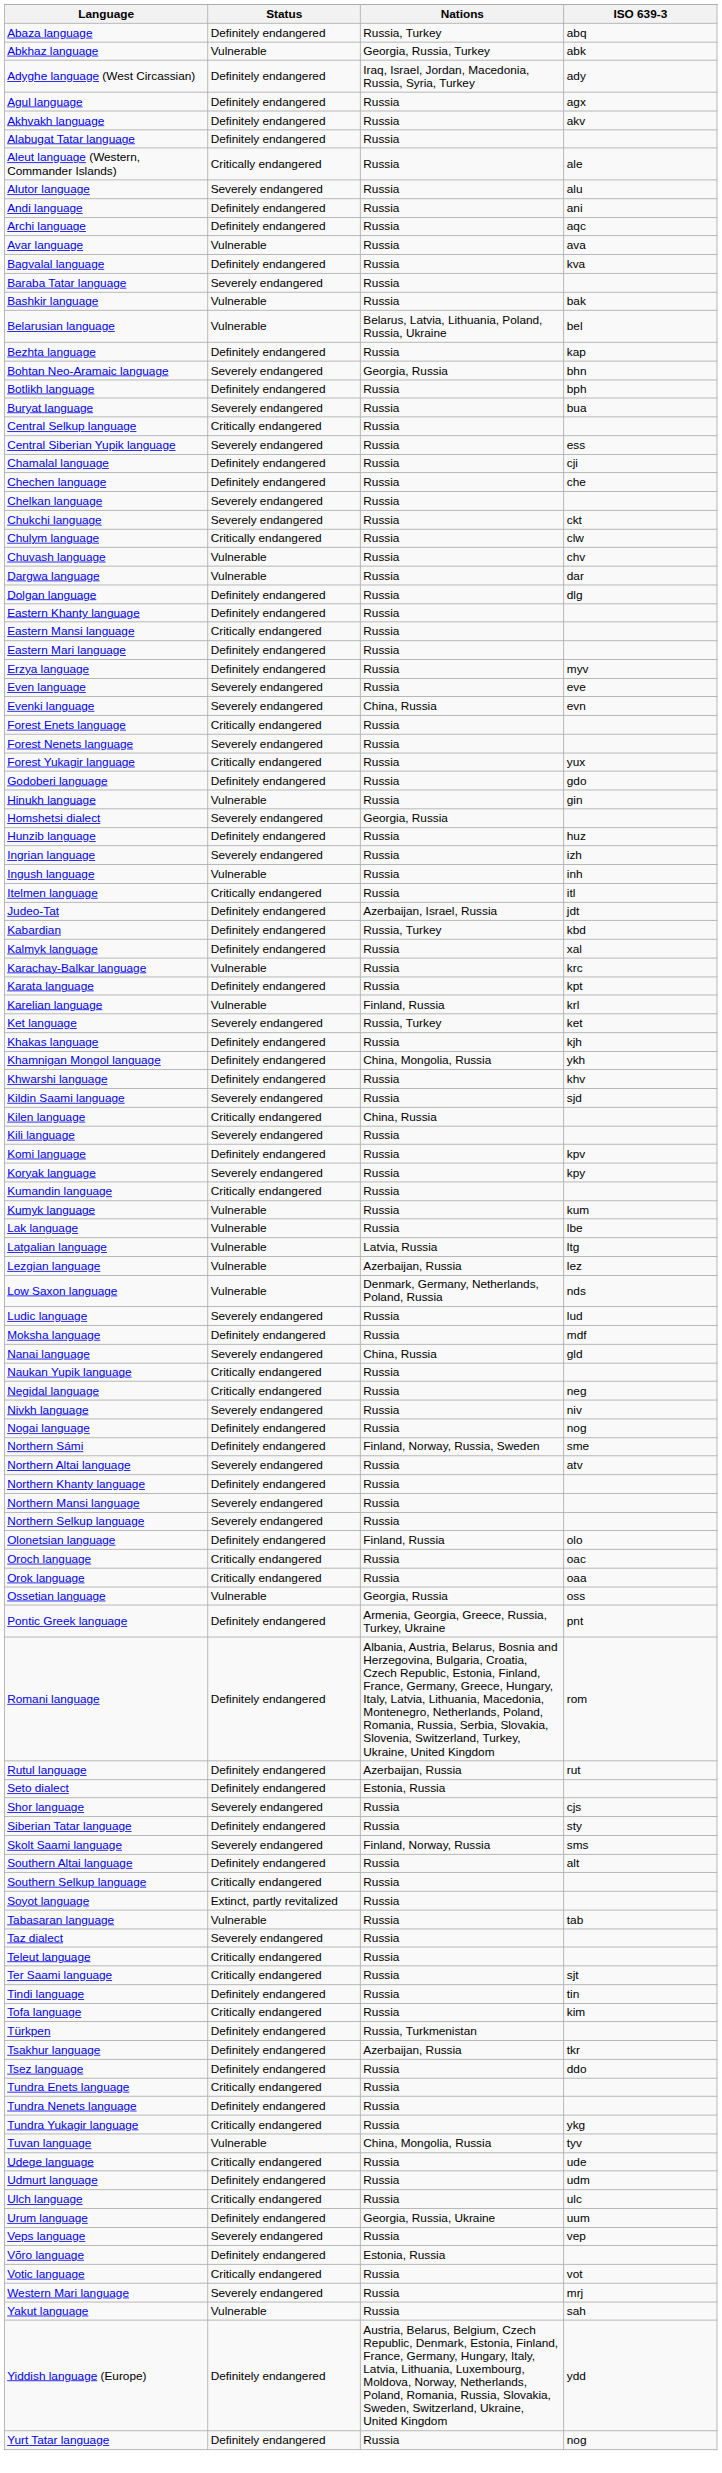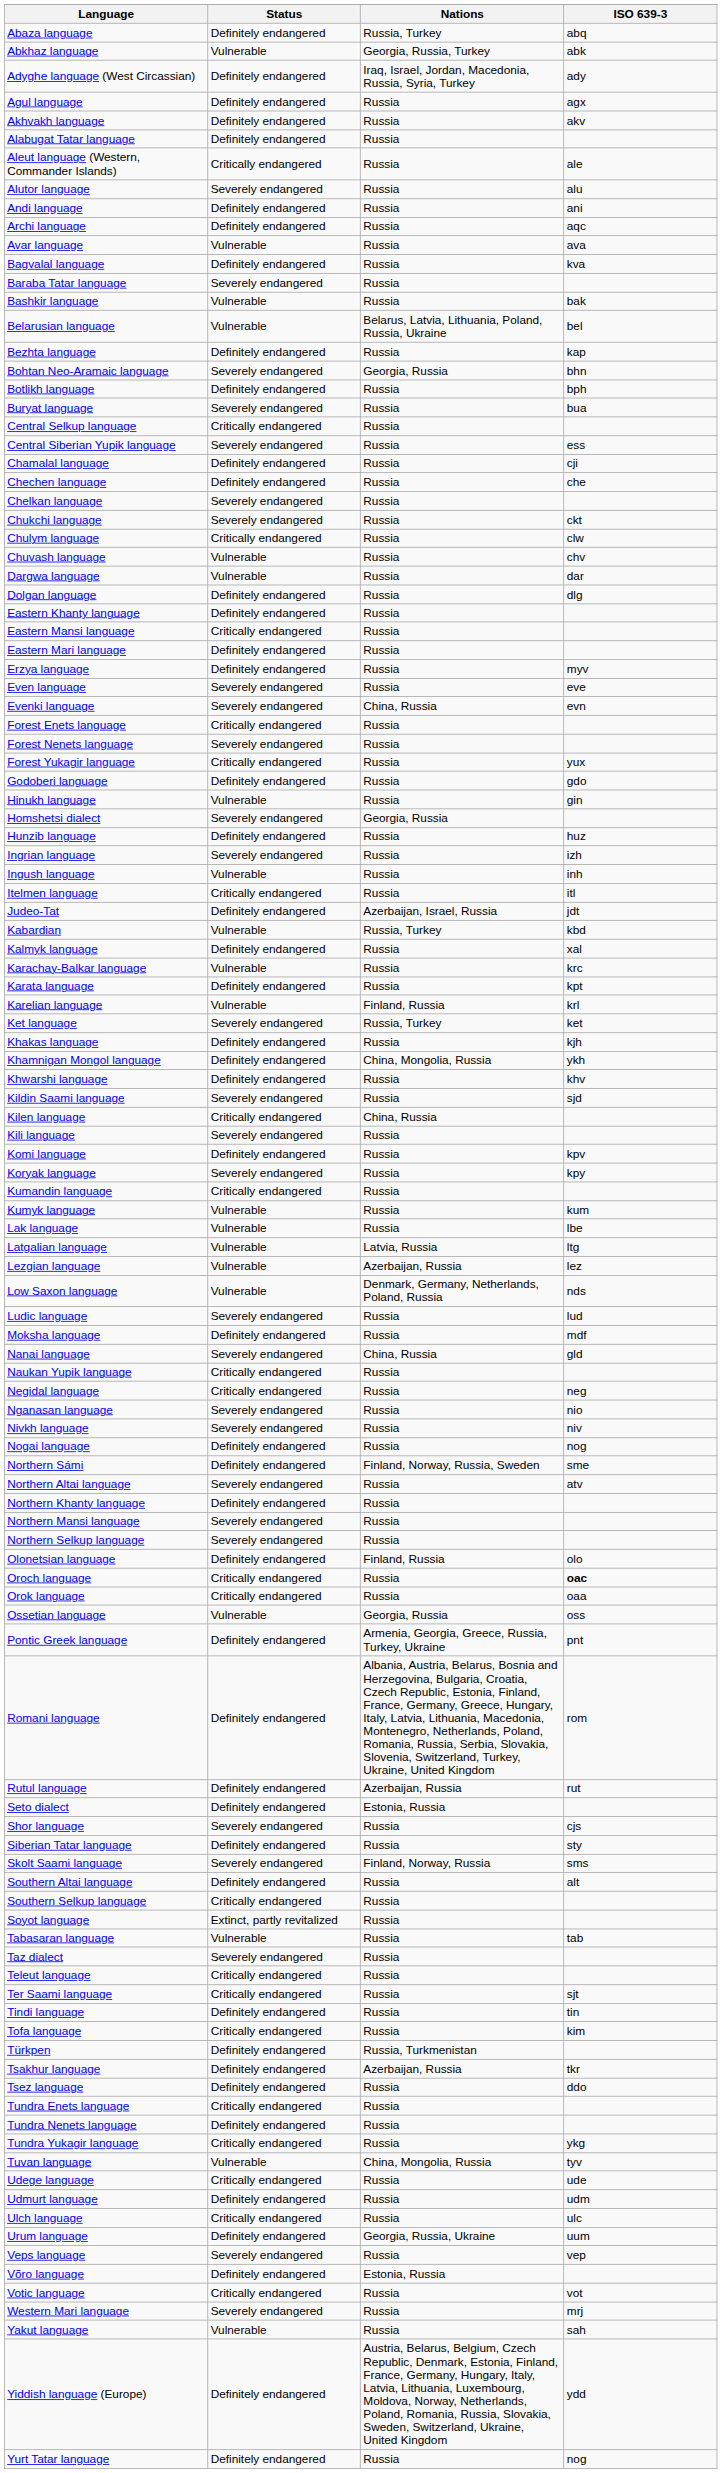(268, 930) Definitely endangered -> (239, 930) Vulnerable
+ row: (60, 1410)
(576, 1559) normal -> (577, 1578) bold
